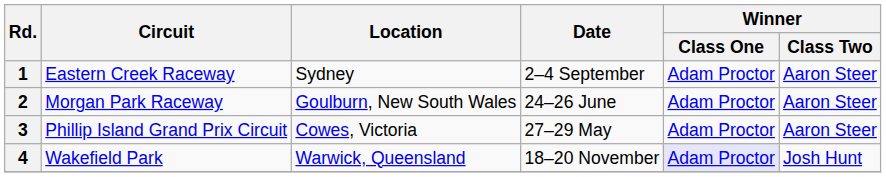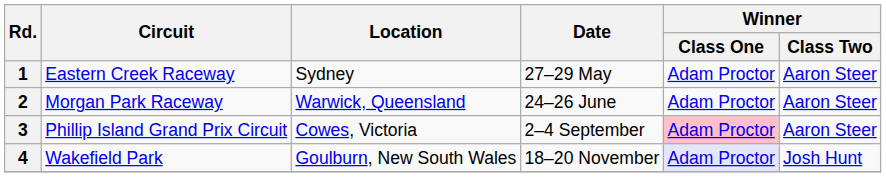(585, 74) 2–4 September -> (568, 74) 27–29 May
(406, 102) Goulburn, New South Wales -> (381, 102) Warwick, Queensland
(568, 130) 27–29 May -> (585, 130) 2–4 September
(721, 130) no background -> (721, 130) pink background
(381, 158) Warwick, Queensland -> (406, 158) Goulburn, New South Wales
